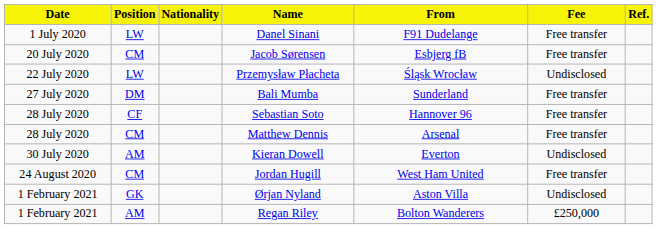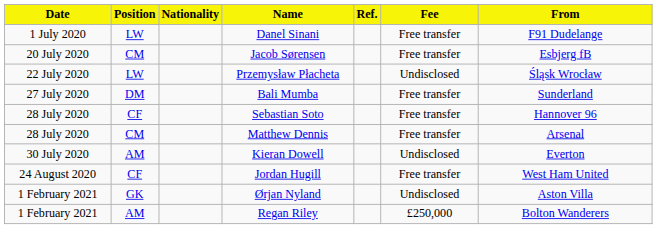columns swapped: (440, 14) <-> (639, 14)
(135, 174) CM -> (135, 174) CF
